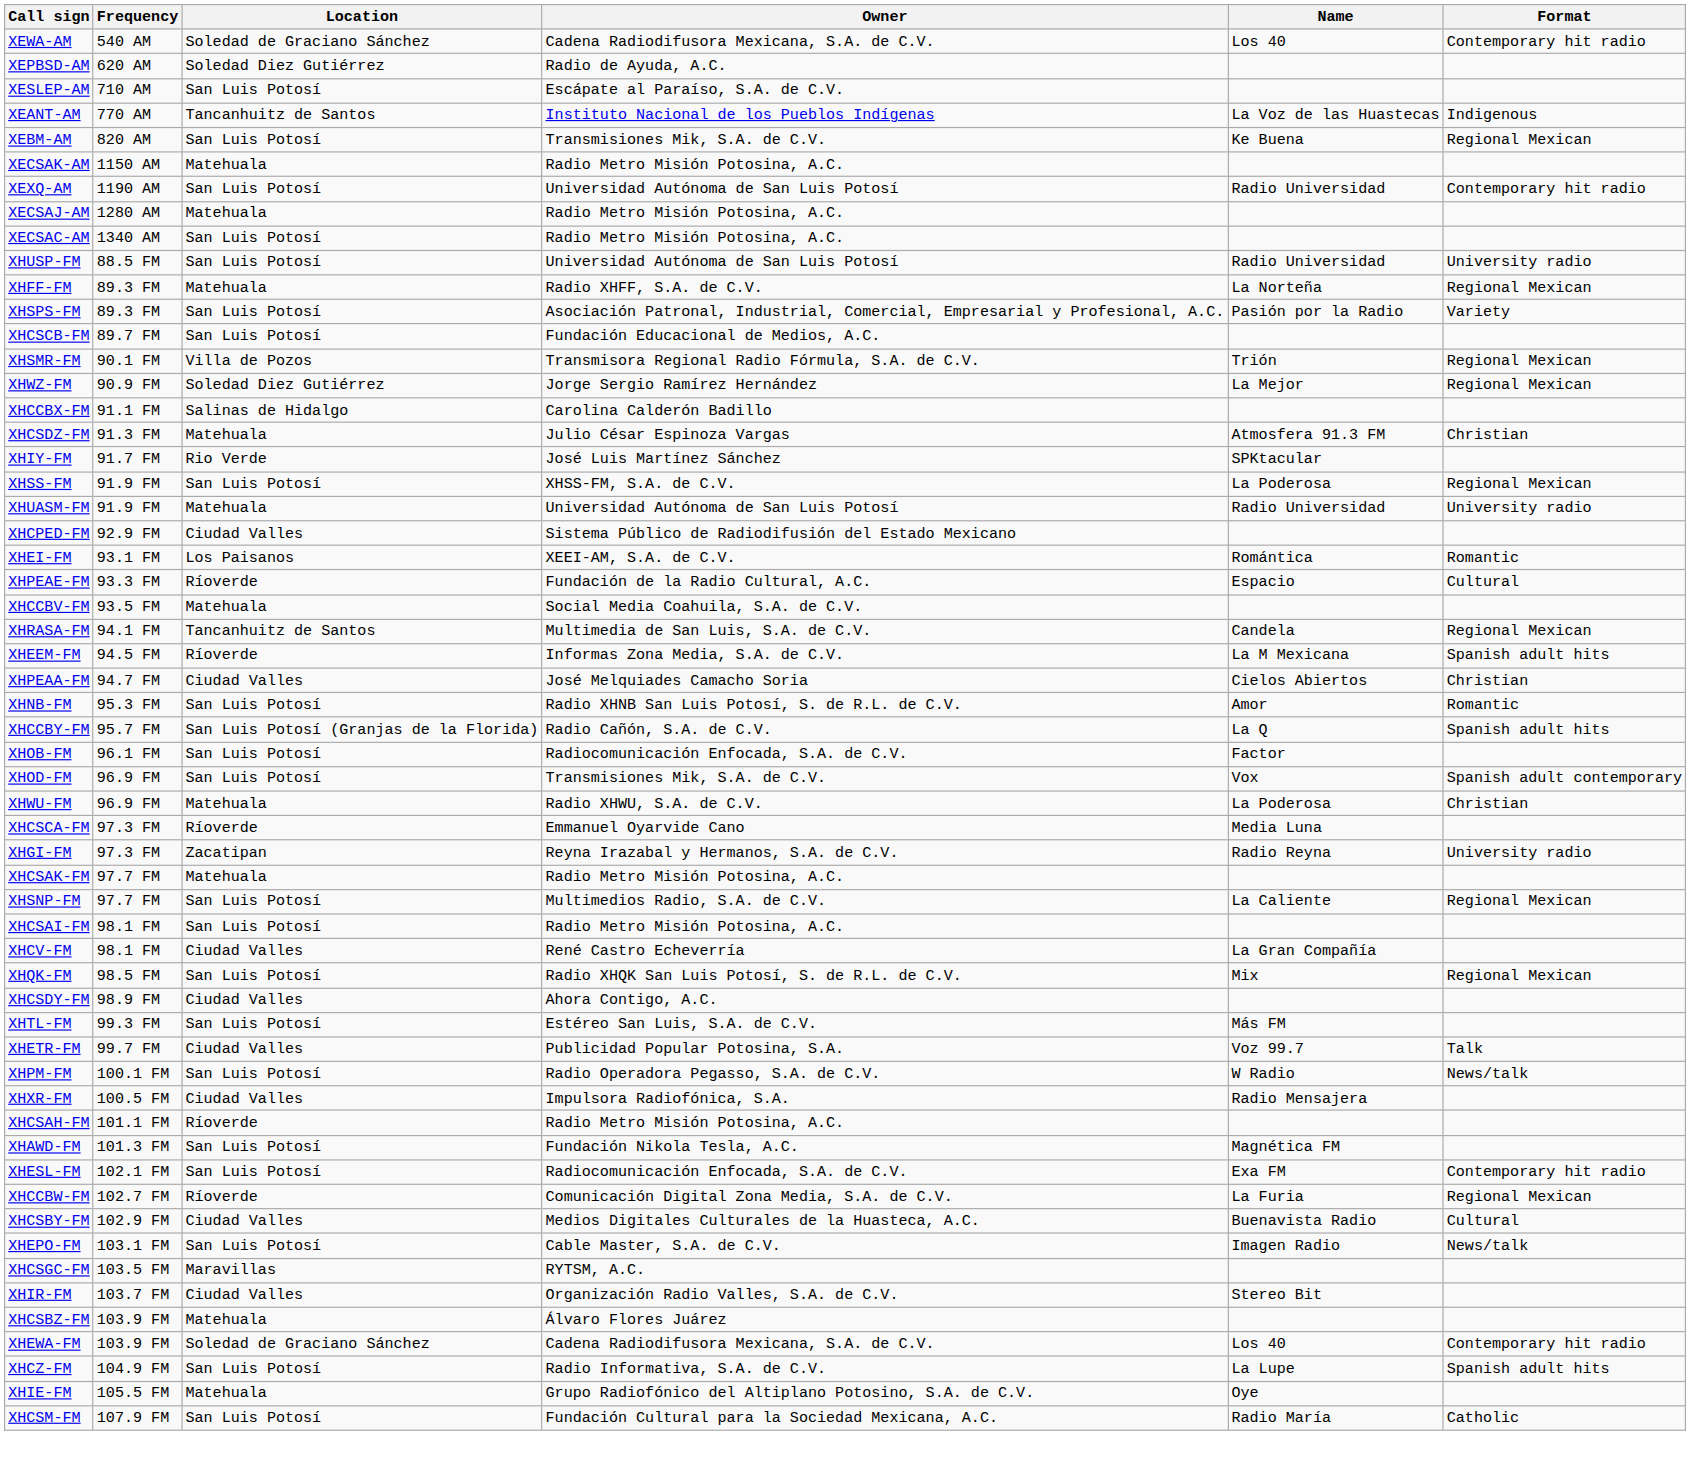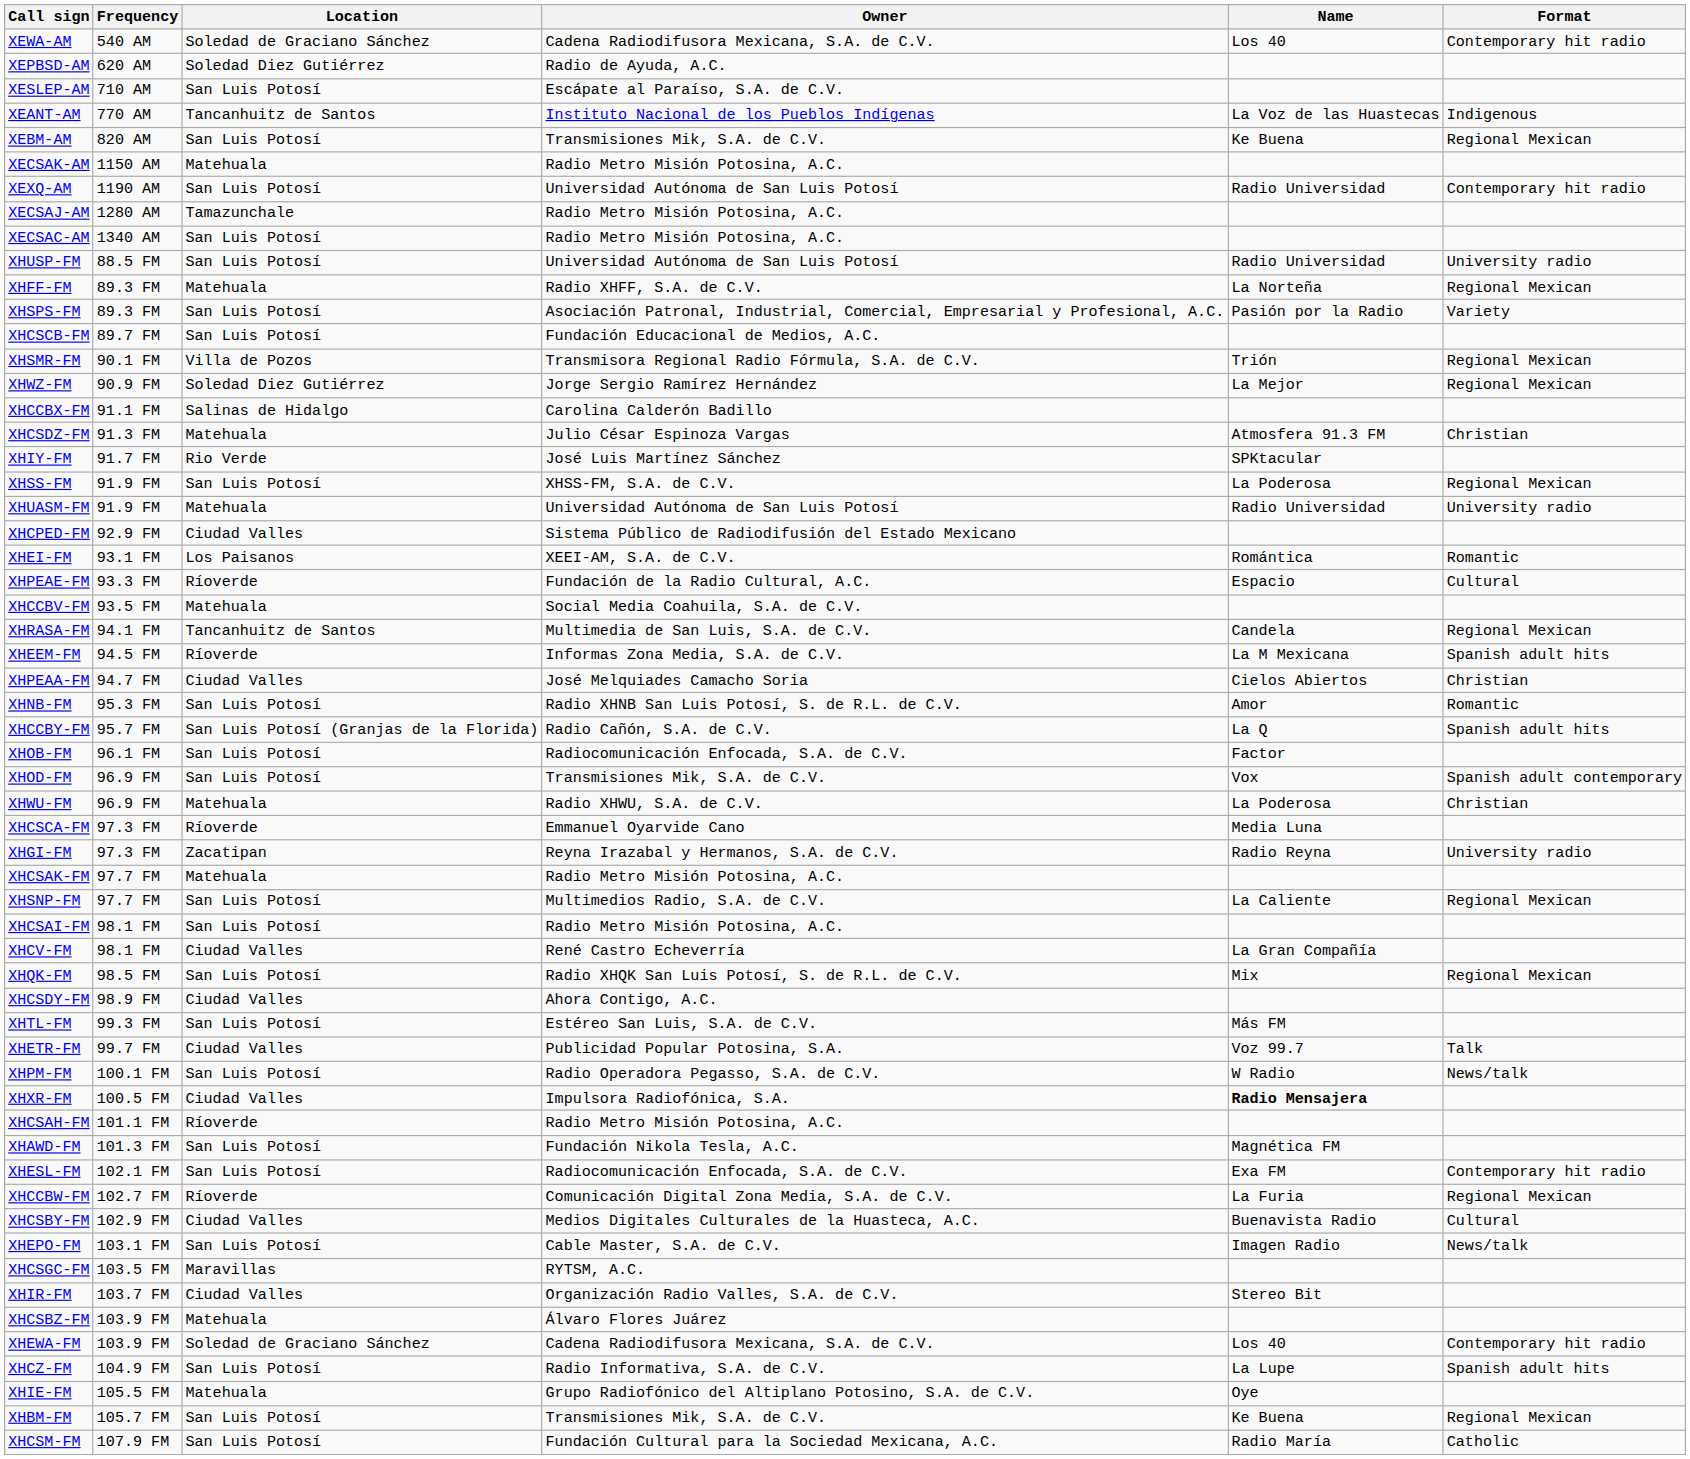(226, 213) Matehuala -> (240, 213) Tamazunchale
(1299, 1098) normal -> (1299, 1098) bold
+ row: (40, 1418)
